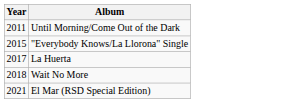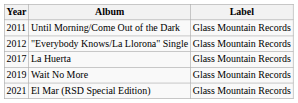+ column: (242, 12)
(17, 43) 2015 -> (17, 43) 2012
(17, 75) 2018 -> (17, 75) 2019
